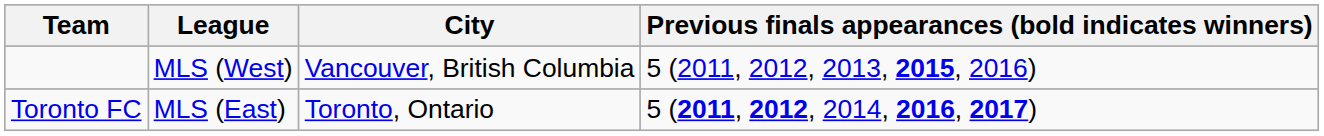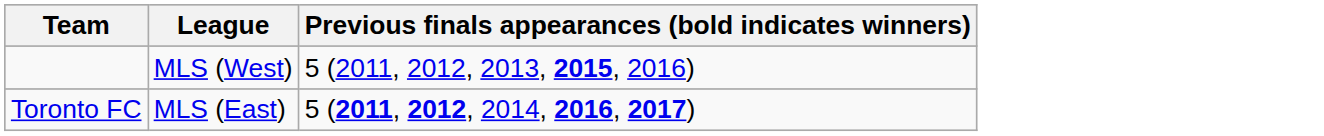- column: (470, 25)
